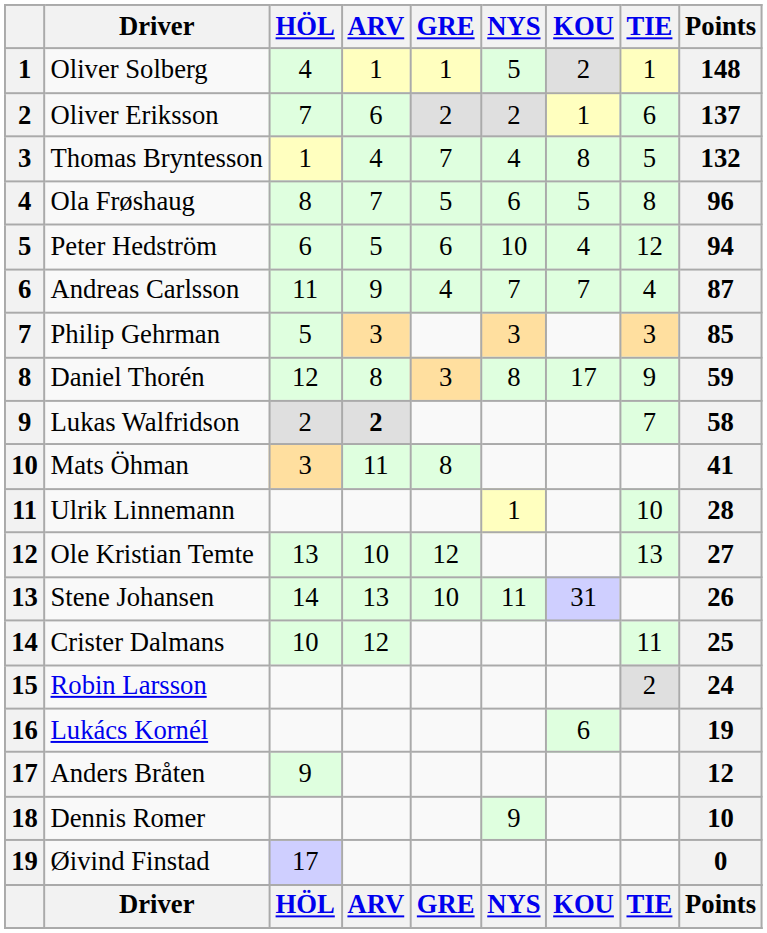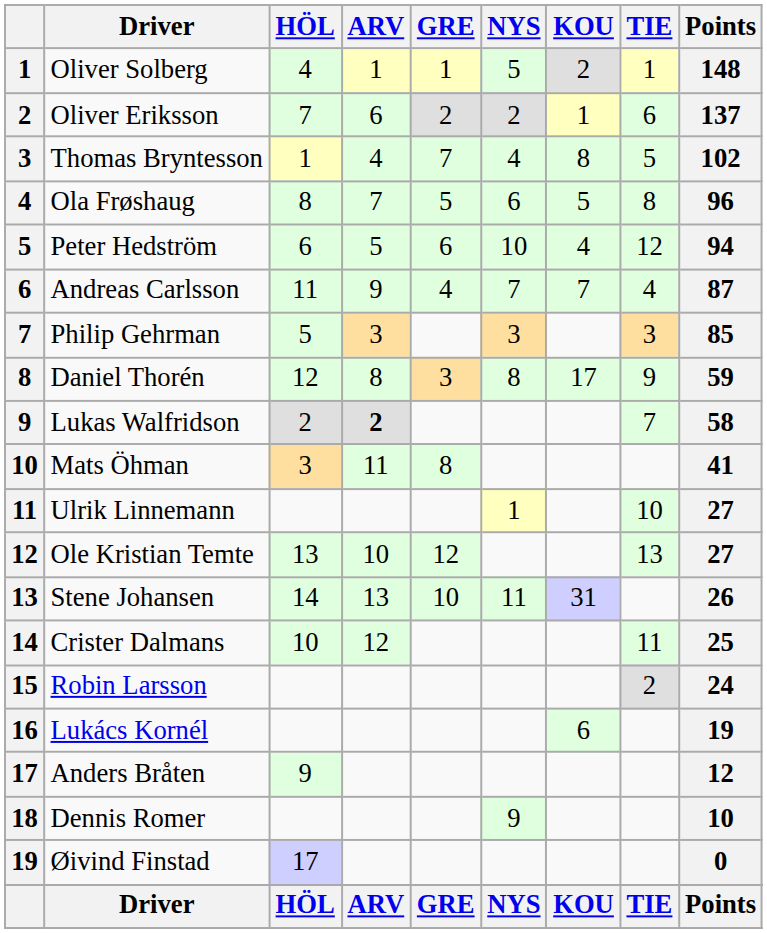(721, 158) 132 -> (721, 158) 102
(721, 509) 28 -> (721, 509) 27
